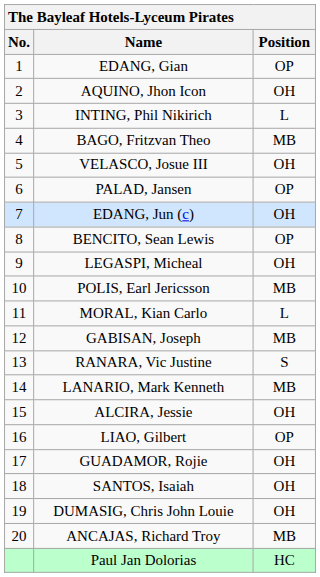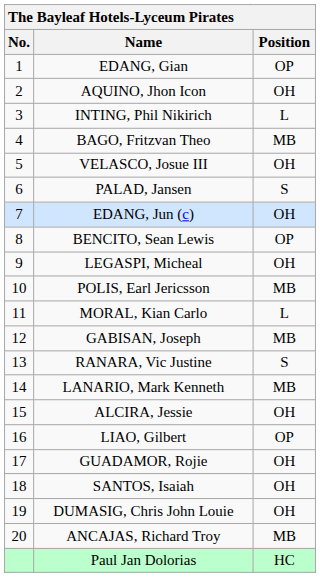(284, 190) OP -> (284, 190) S
